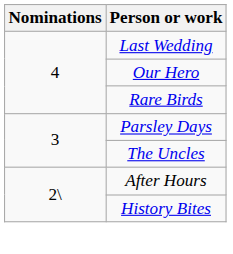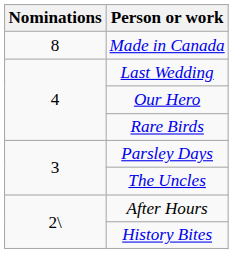+ row: (167, 45)
